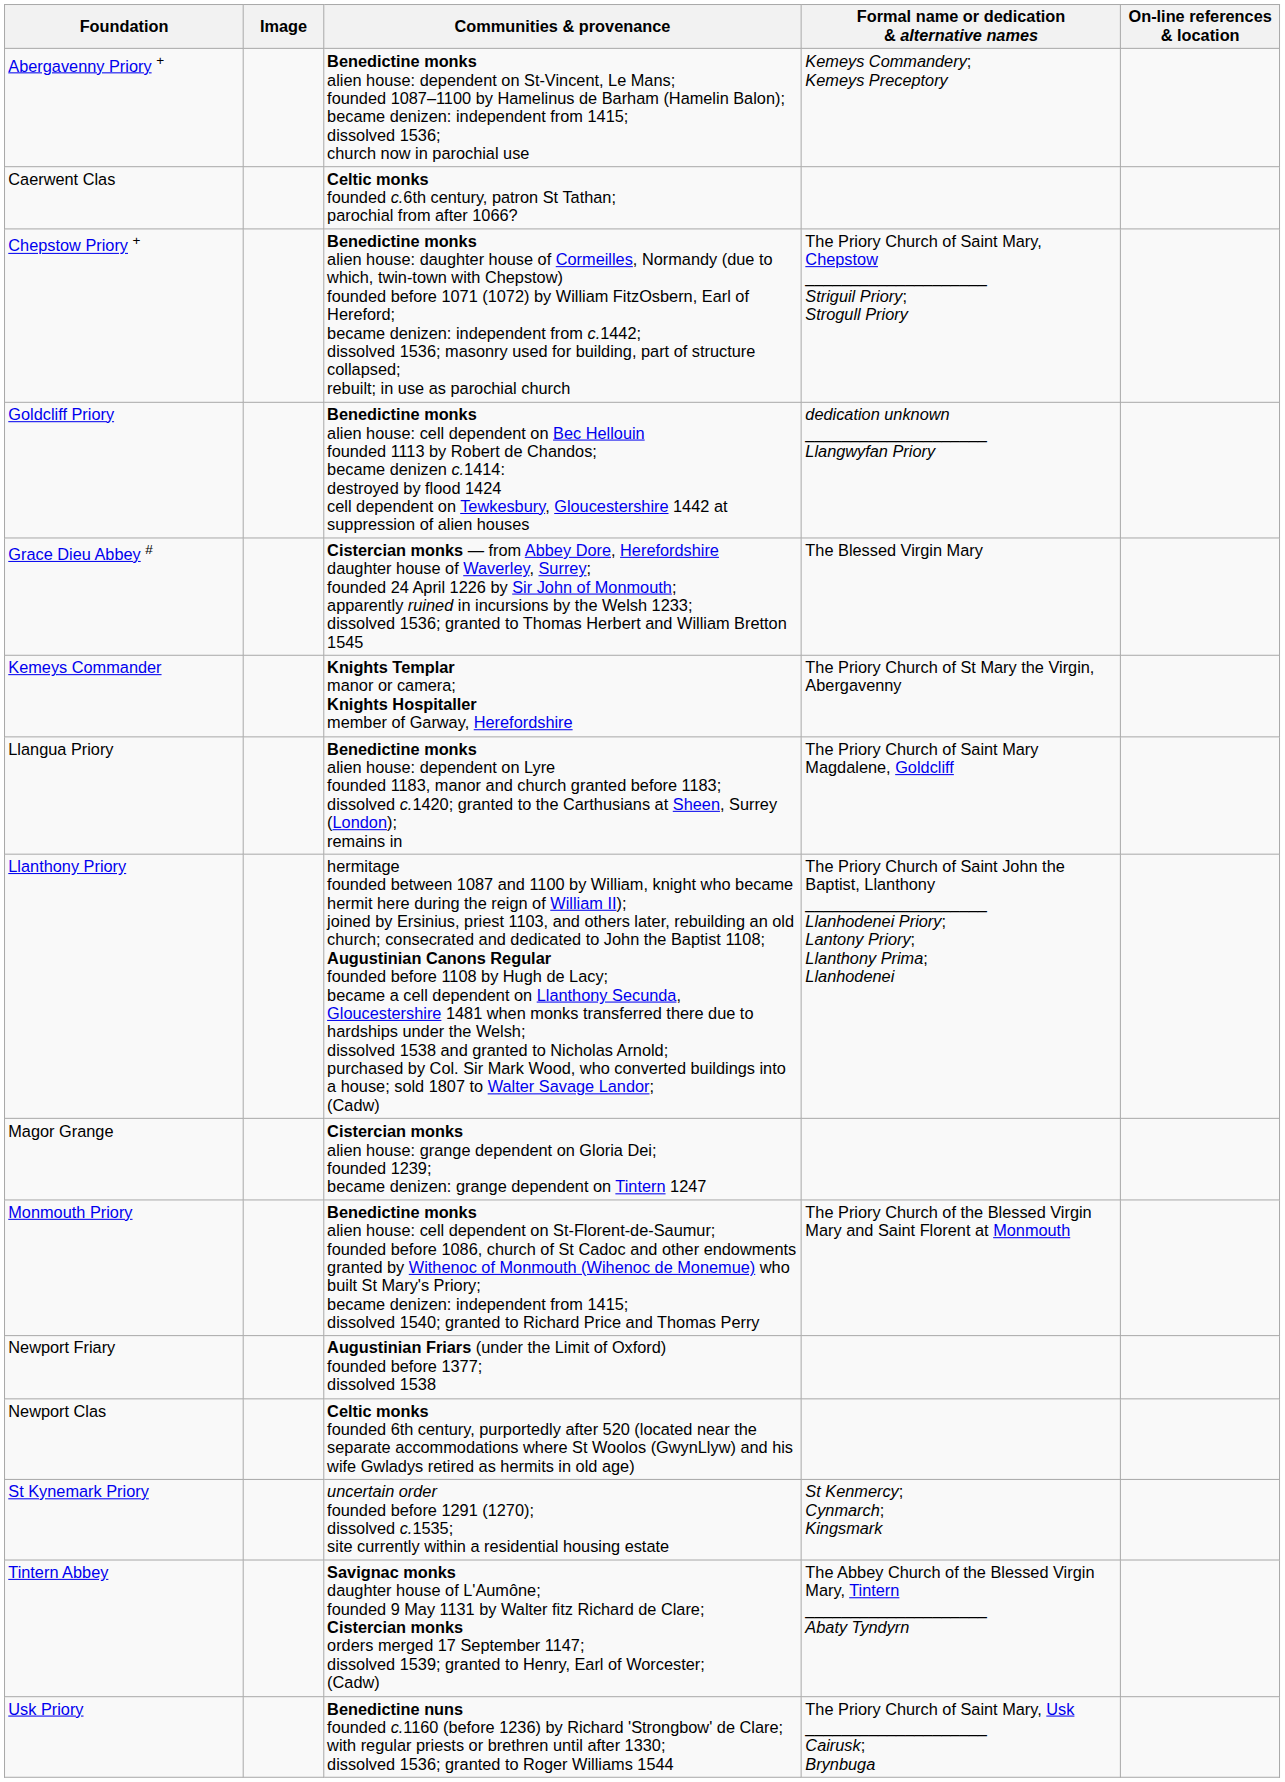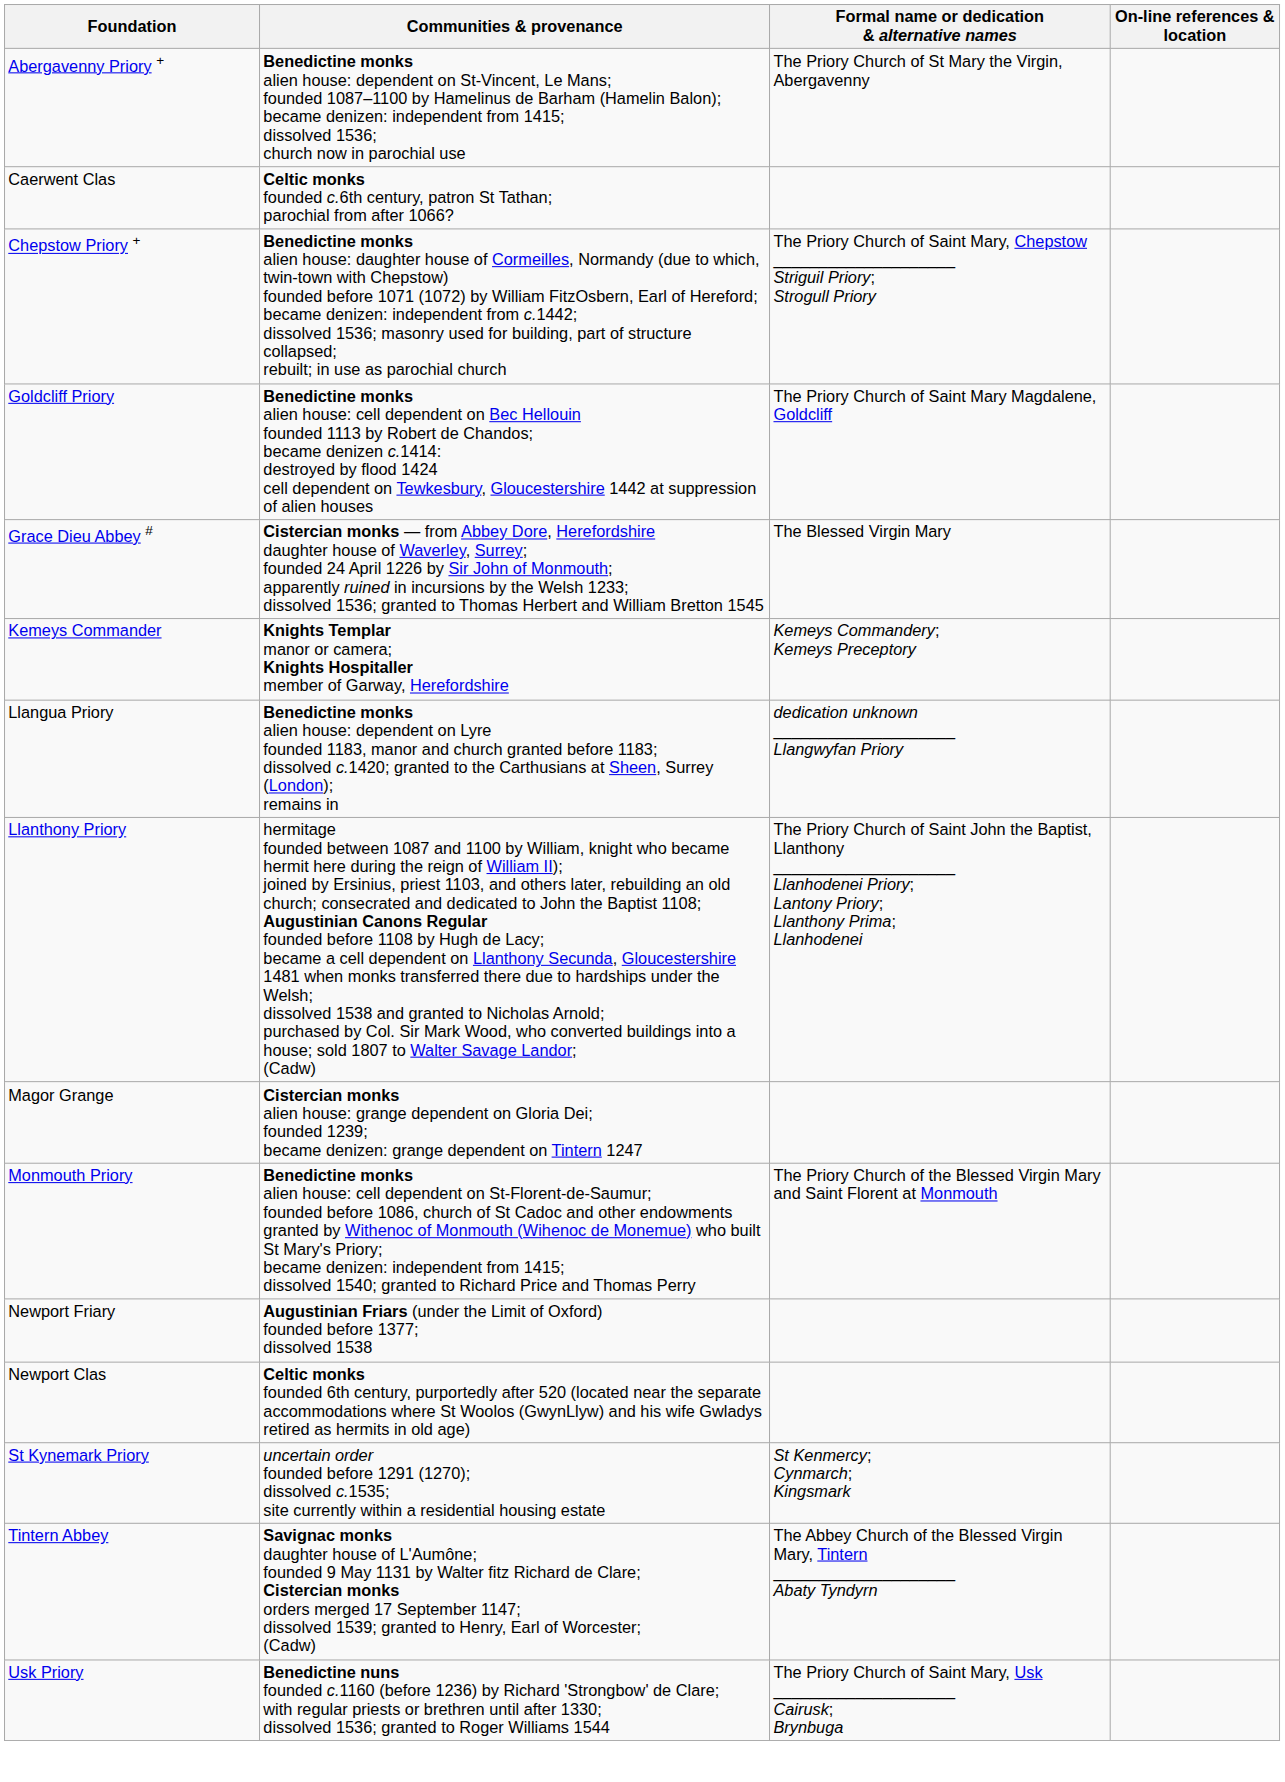- column: (283, 26)
(888, 70) Kemeys Commandery; Kemeys Preceptory -> (918, 70) The Priory Church of St Mary the Virgin, Abergavenny
(896, 433) dedication unknown ____________________ Llangwyfan Priory -> (935, 405) The Priory Church of Saint Mary Magdalene, Goldcliff
(950, 677) The Priory Church of St Mary the Virgin, Abergavenny -> (856, 640) Kemeys Commandery; Kemeys Preceptory
(922, 758) The Priory Church of Saint Mary Magdalene, Goldcliff -> (864, 731) dedication unknown ____________________ Llangwyfan Priory
